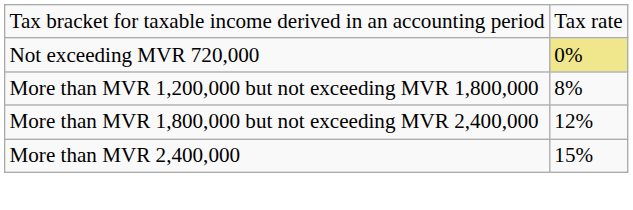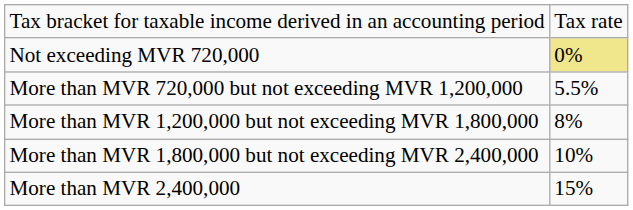+ row: (266, 88)
(574, 121) 12% -> (574, 155) 10%
